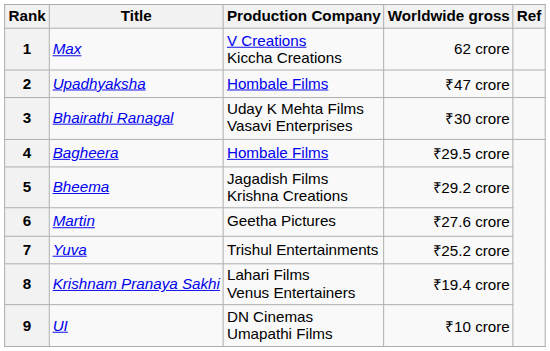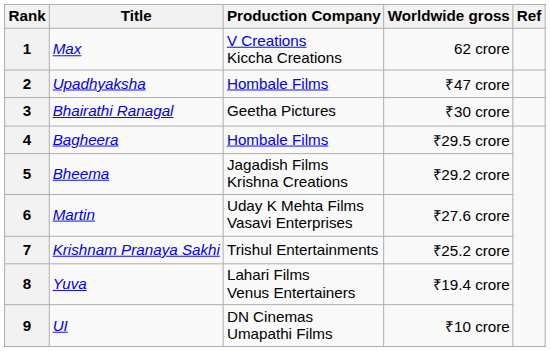(295, 118) Uday K Mehta Films Vasavi Enterprises -> (281, 111) Geetha Pictures
(281, 221) Geetha Pictures -> (295, 215) Uday K Mehta Films Vasavi Enterprises
(70, 249) Yuva -> (136, 249) Krishnam Pranaya Sakhi
(136, 284) Krishnam Pranaya Sakhi -> (70, 284) Yuva
